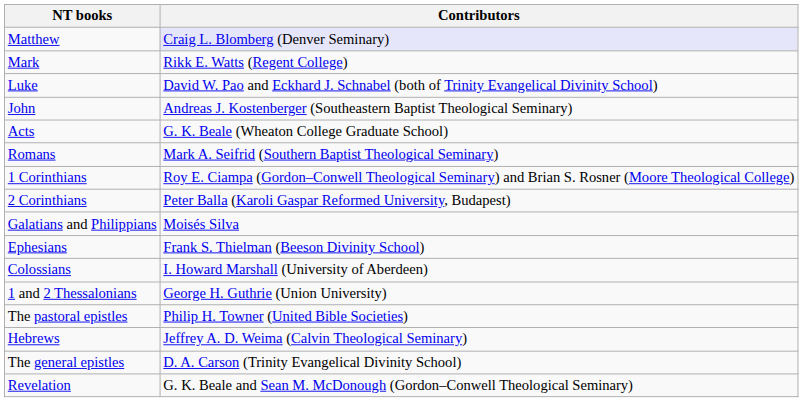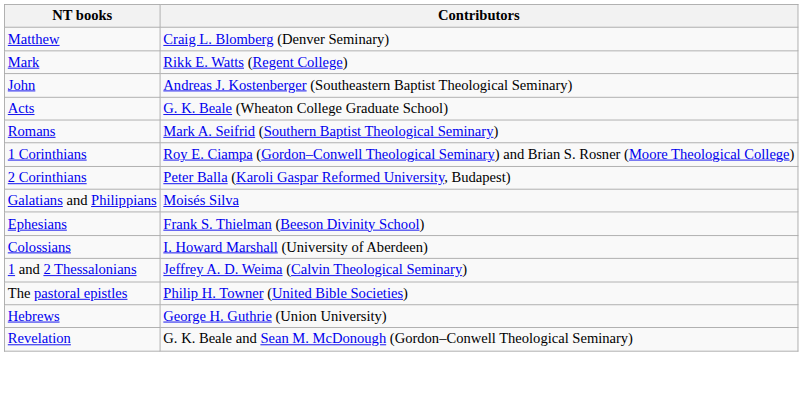(276, 39) lavender background -> (276, 39) no background
- row: (23, 85)
(275, 293) George H. Guthrie (Union University) -> (315, 270) Jeffrey A. D. Weima (Calvin Theological Seminary)
(315, 339) Jeffrey A. D. Weima (Calvin Theological Seminary) -> (275, 316) George H. Guthrie (Union University)
- row: (66, 362)
